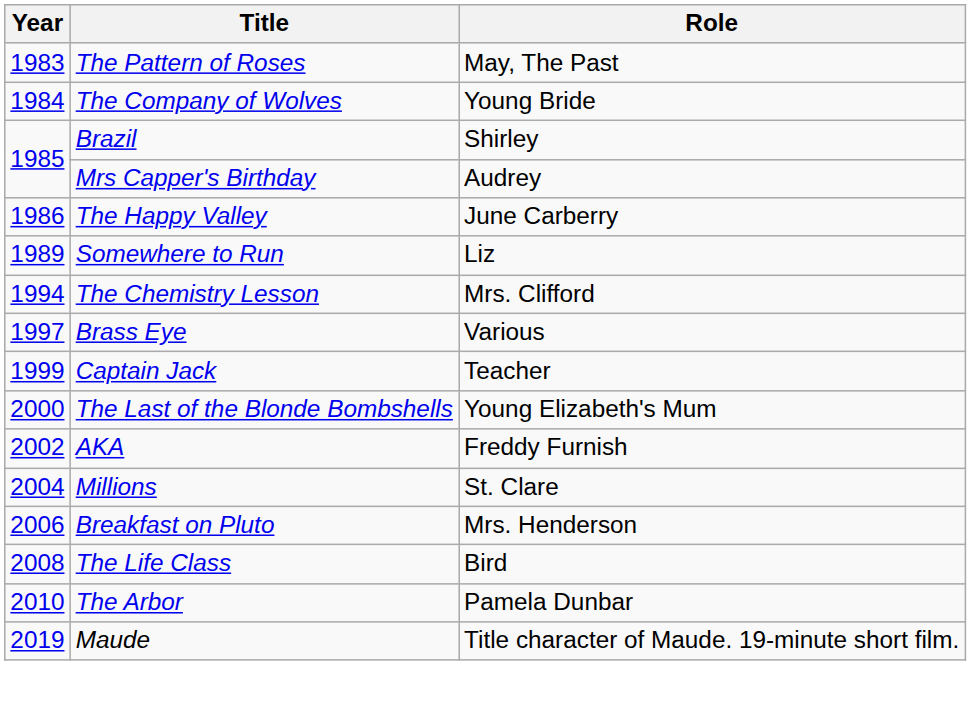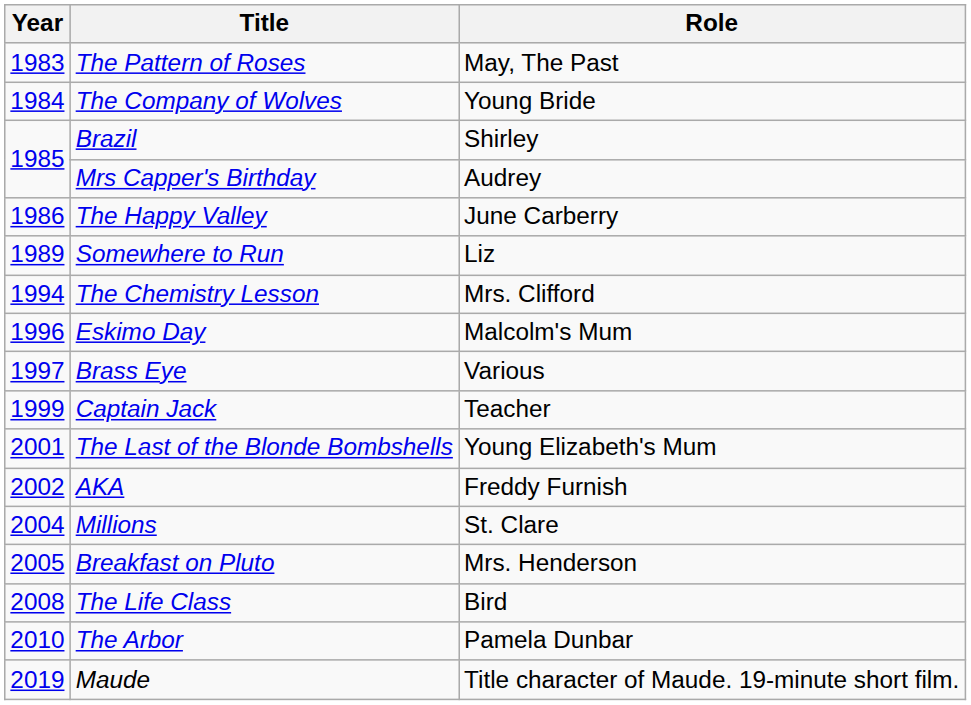+ row: (141, 332)
(37, 409) 2000 -> (37, 448) 2001
(37, 525) 2006 -> (37, 563) 2005
